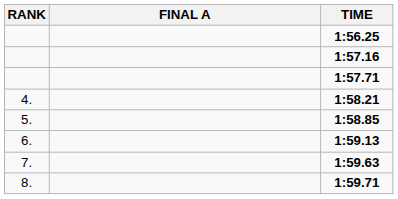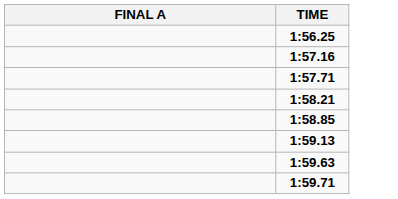- column: (27, 15)
